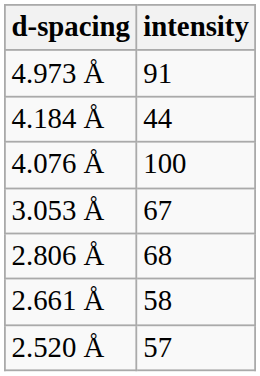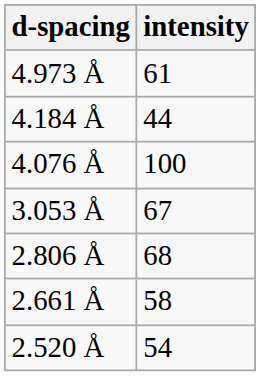(158, 73) 91 -> (158, 73) 61
(158, 347) 57 -> (158, 347) 54
